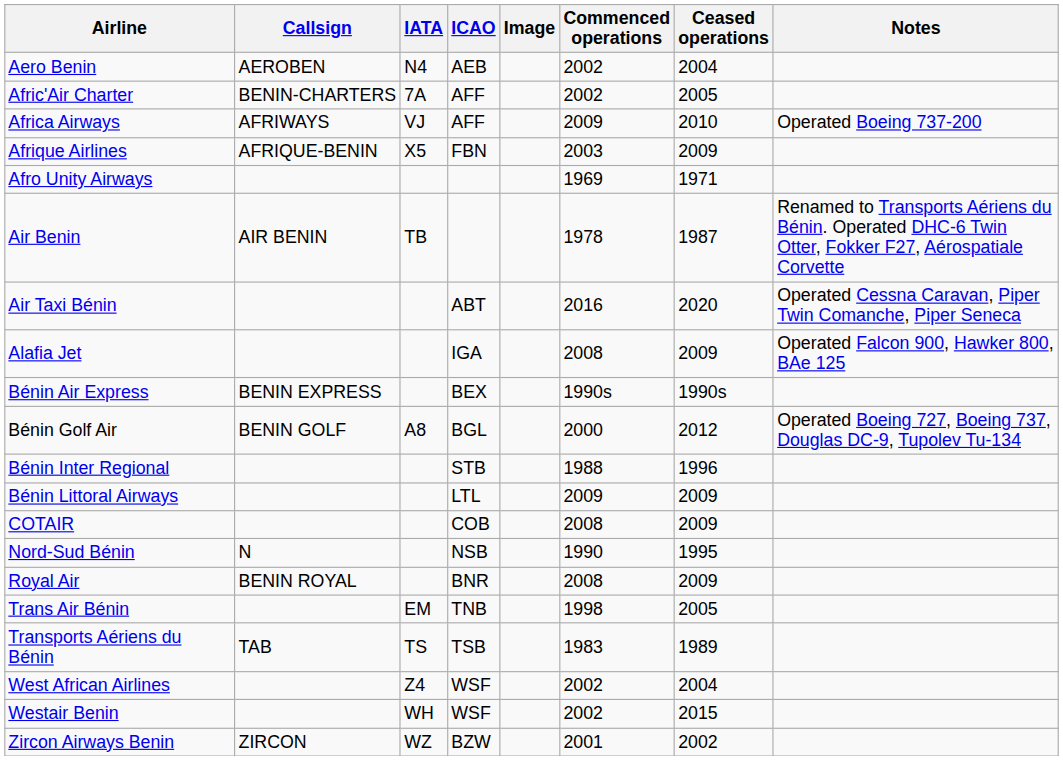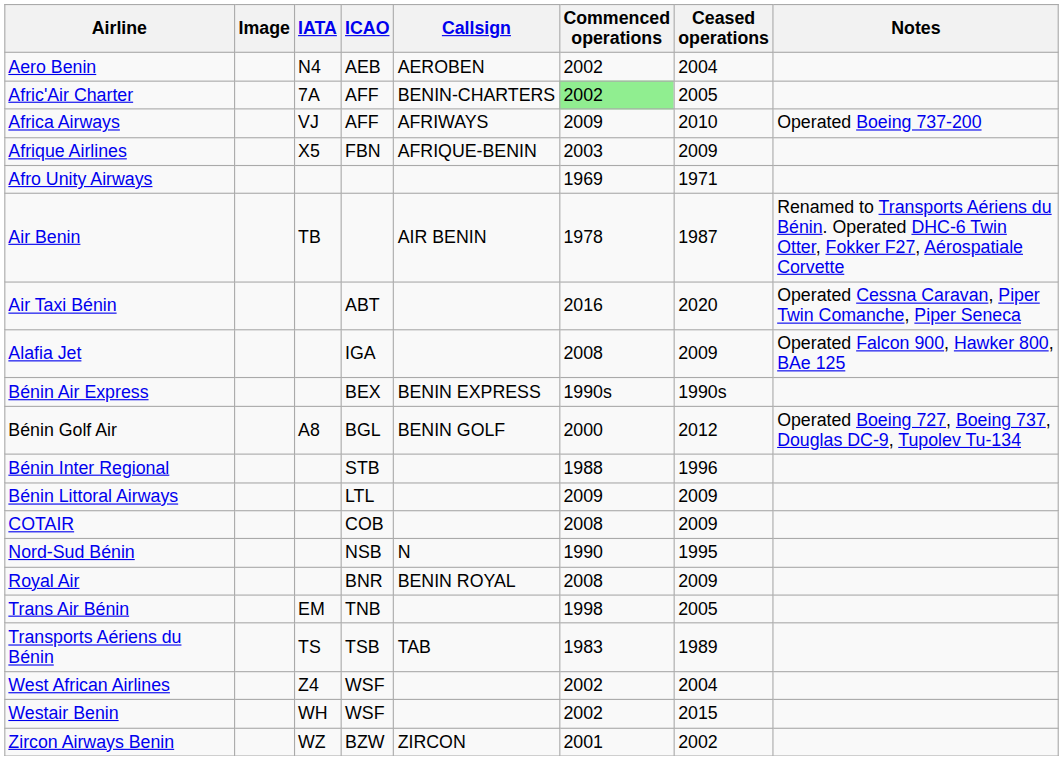columns swapped: (530, 28) <-> (317, 28)
(583, 94) no background -> (583, 94) lightgreen background
